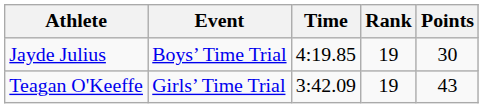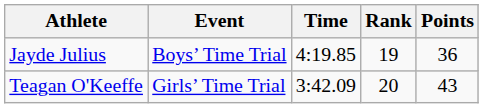(448, 54) 30 -> (448, 54) 36
(389, 86) 19 -> (389, 86) 20
